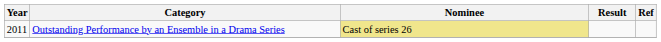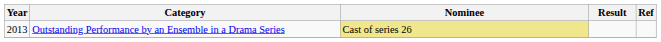(17, 29) 2011 -> (17, 29) 2013
